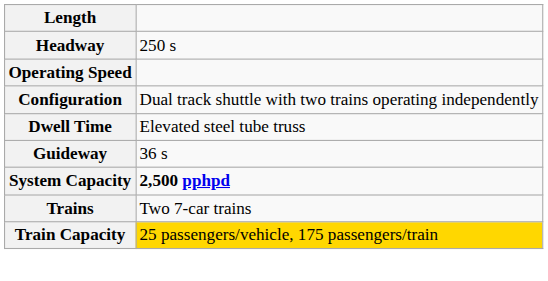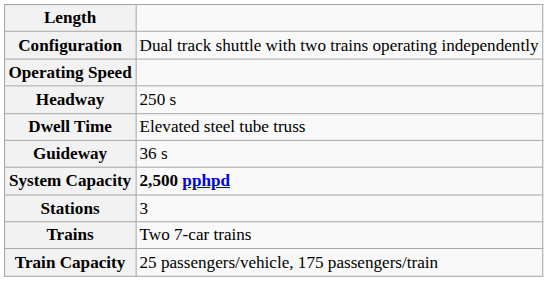rows swapped: (70, 99) <-> (70, 45)
+ row: (70, 208)
(289, 235) gold background -> (289, 262) no background
